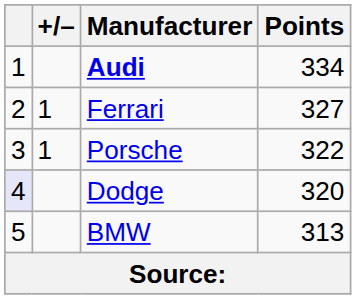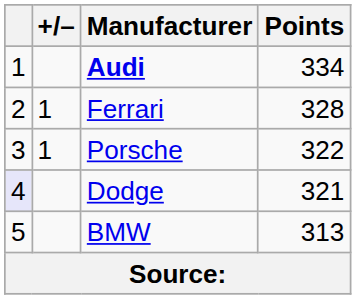(323, 109) 327 -> (323, 109) 328
(323, 191) 320 -> (323, 191) 321
